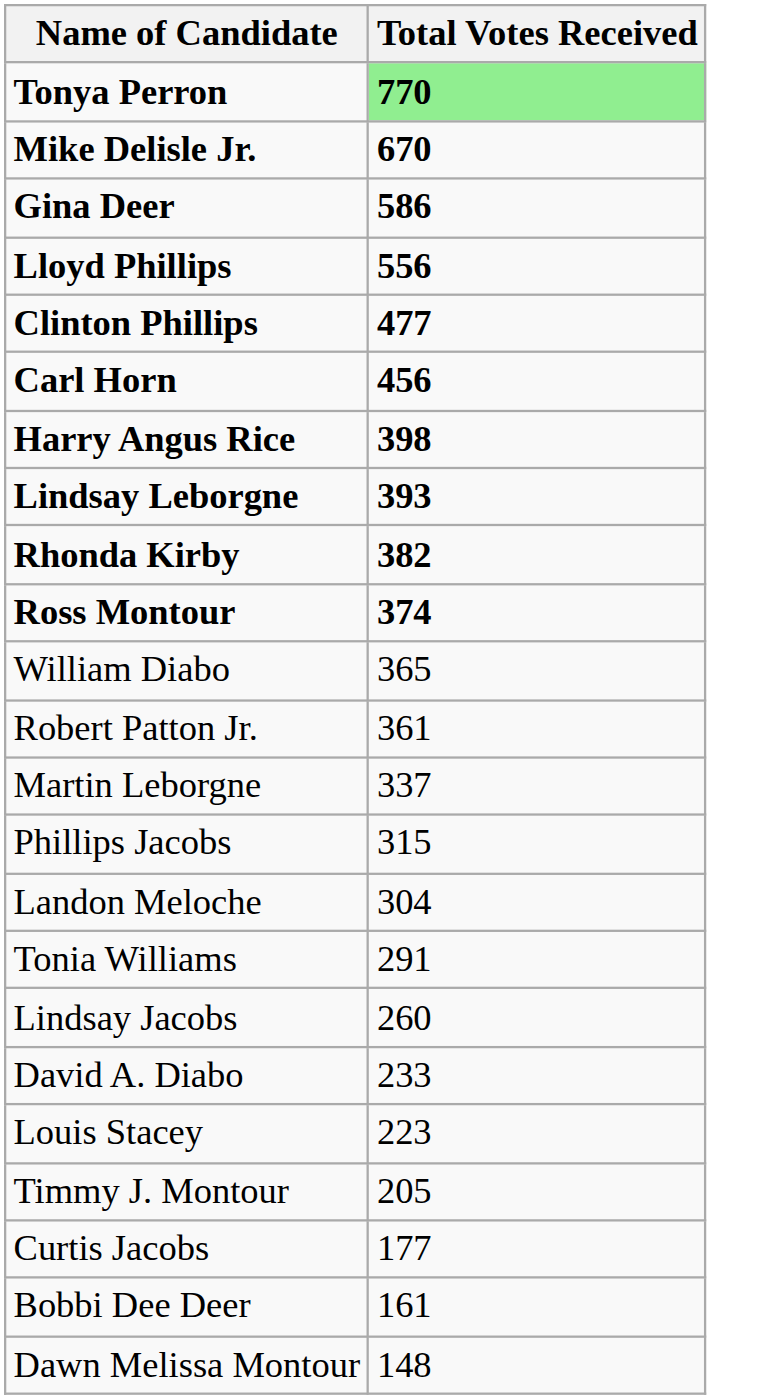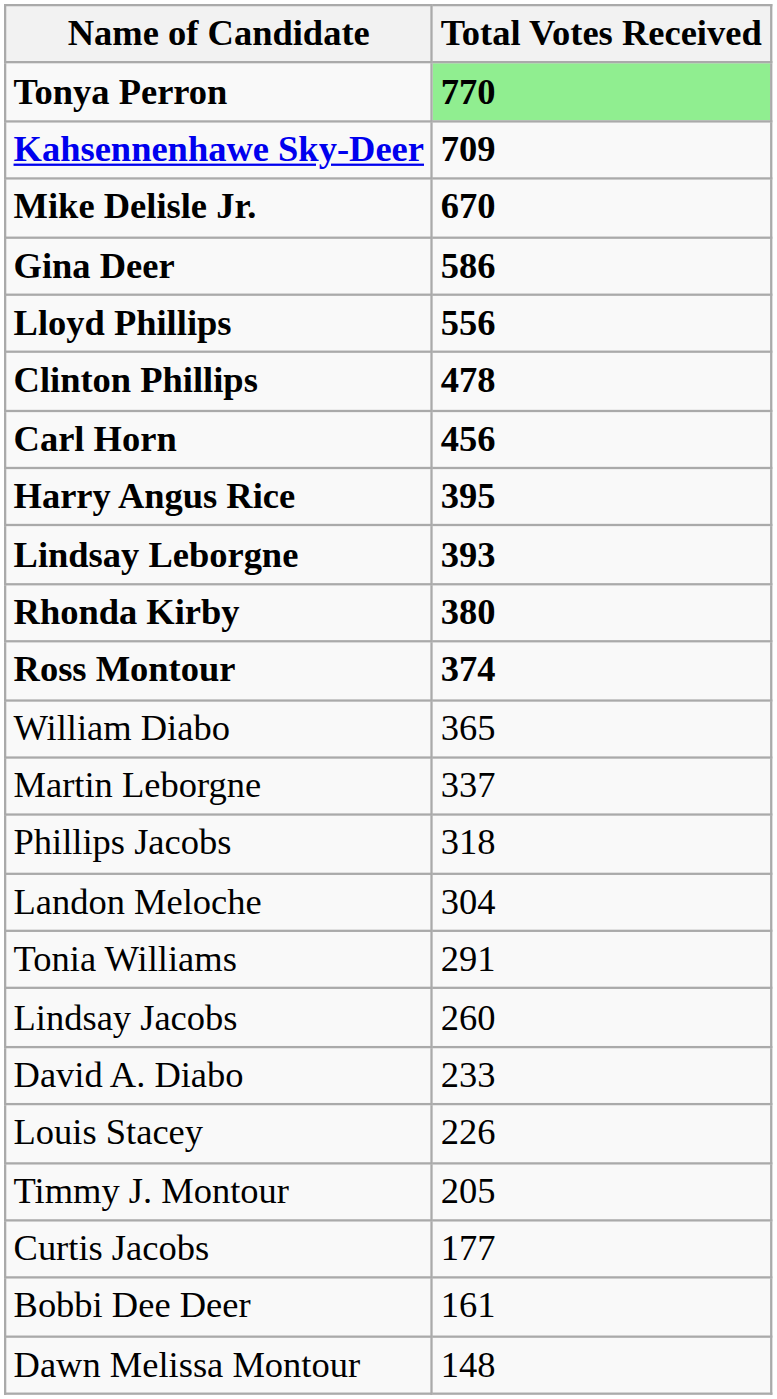+ row: (219, 149)
(404, 322) 477 -> (468, 380) 478
(404, 438) 398 -> (468, 496) 395
(404, 554) 382 -> (468, 611) 380
- row: (136, 727)
(404, 843) 315 -> (468, 843) 318
(404, 1132) 223 -> (468, 1132) 226
